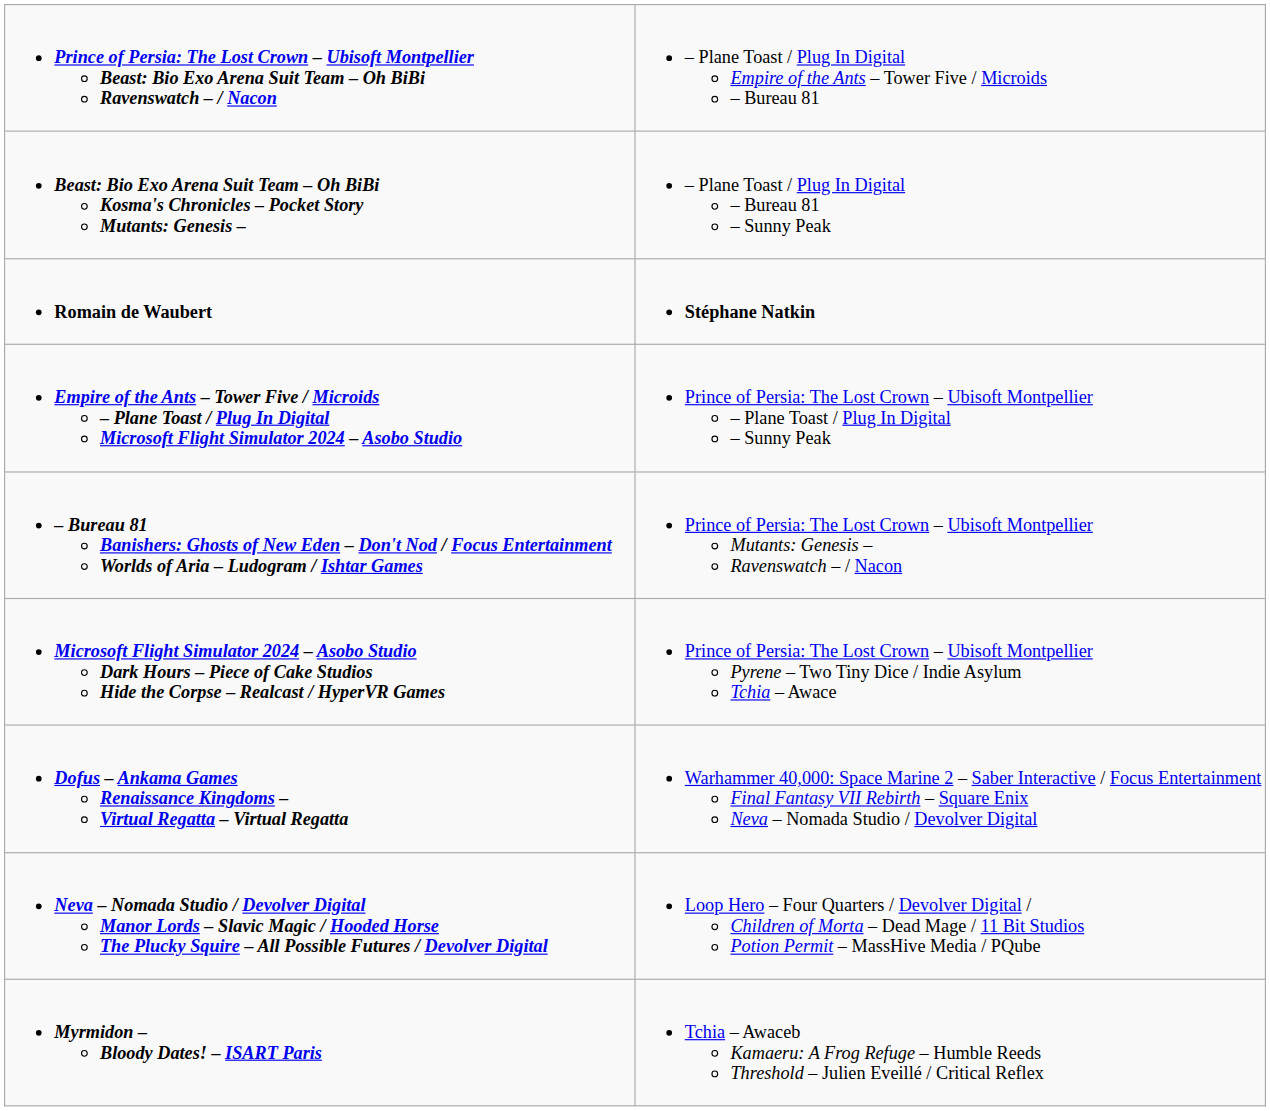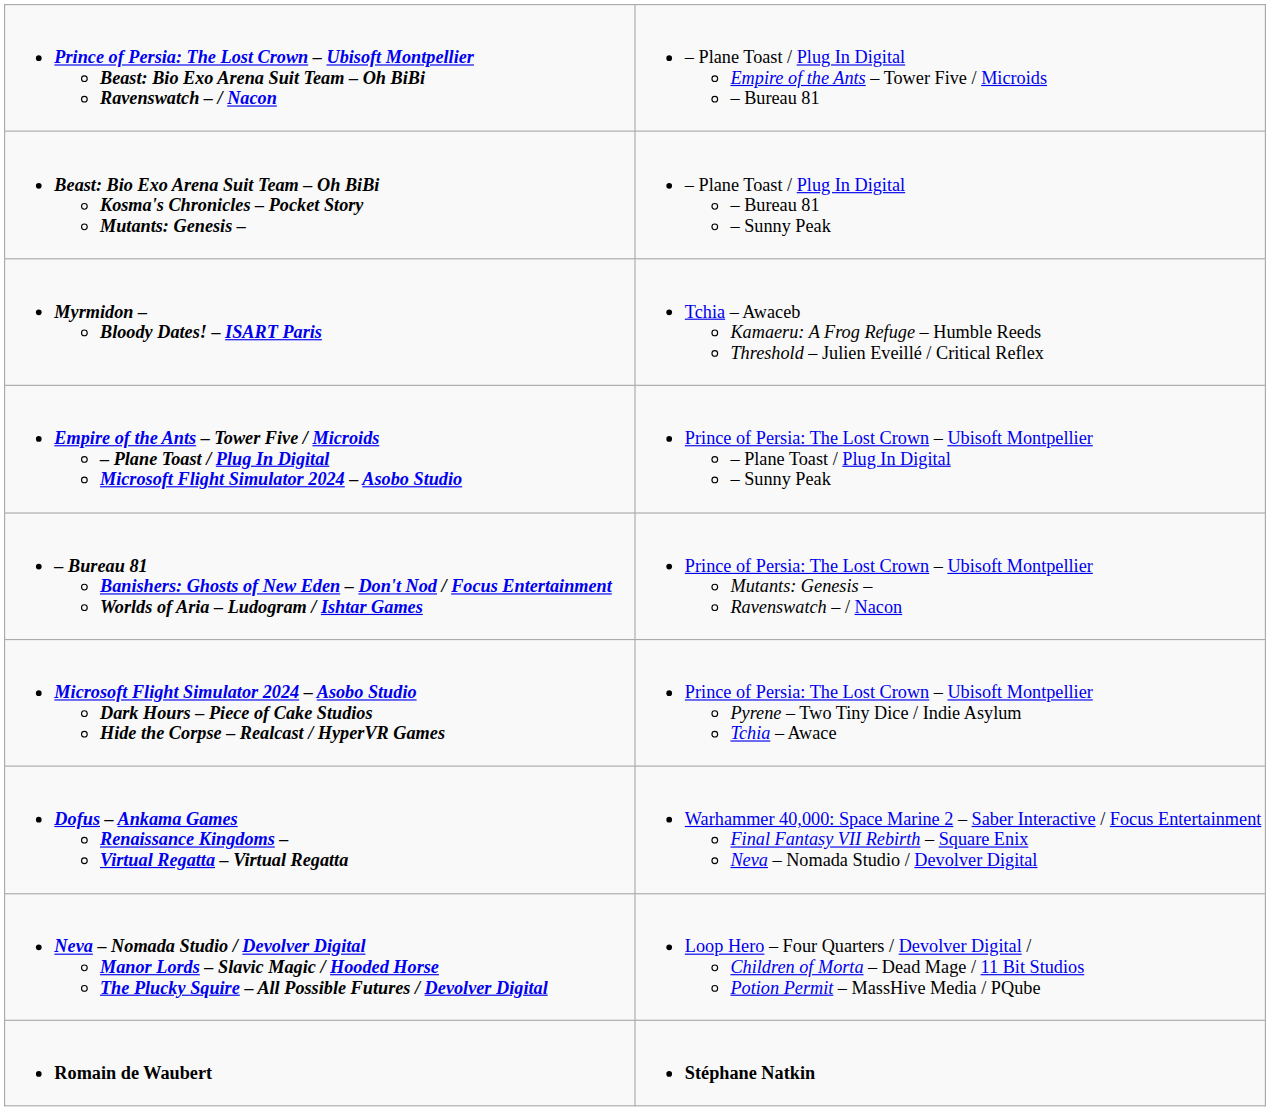rows swapped: (320, 1043) <-> (320, 312)
